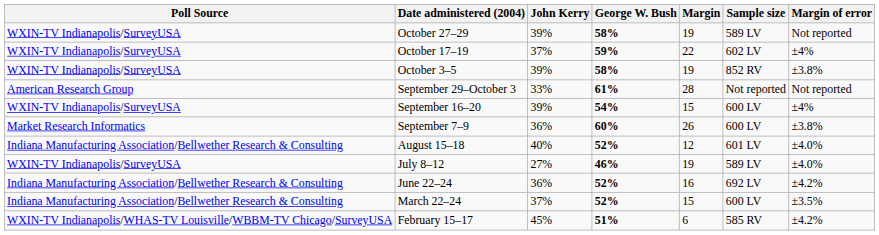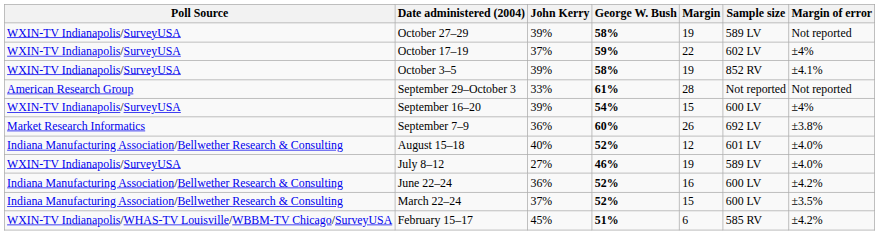(807, 70) ±3.8% -> (807, 70) ±4.1%
(743, 126) 600 LV -> (743, 126) 692 LV
(743, 182) 692 LV -> (743, 182) 600 LV
